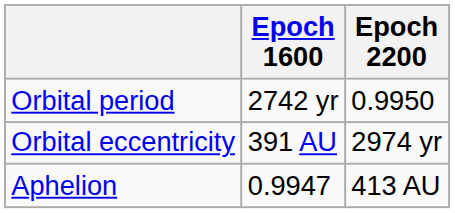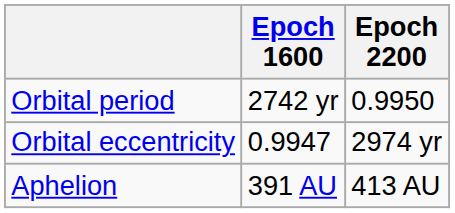(292, 143) 391 AU -> (289, 143) 0.9947
(289, 186) 0.9947 -> (292, 186) 391 AU
